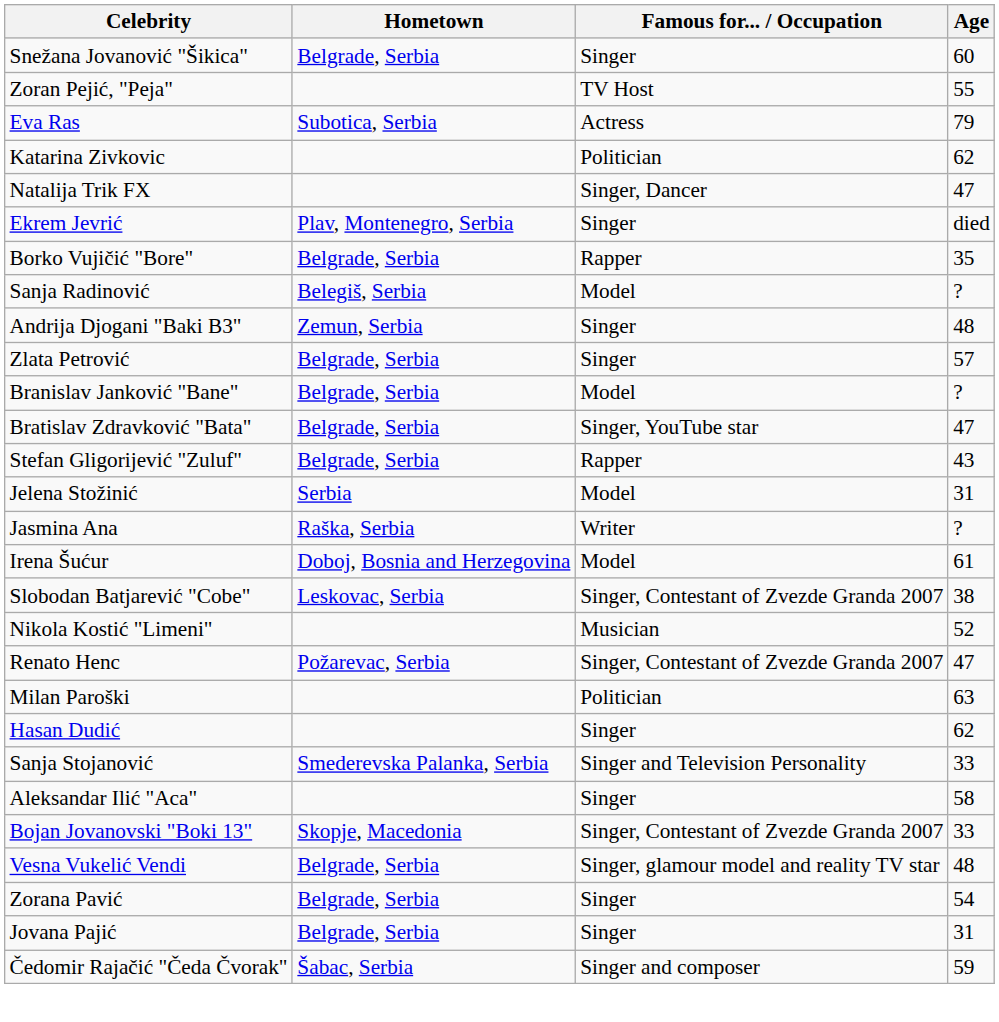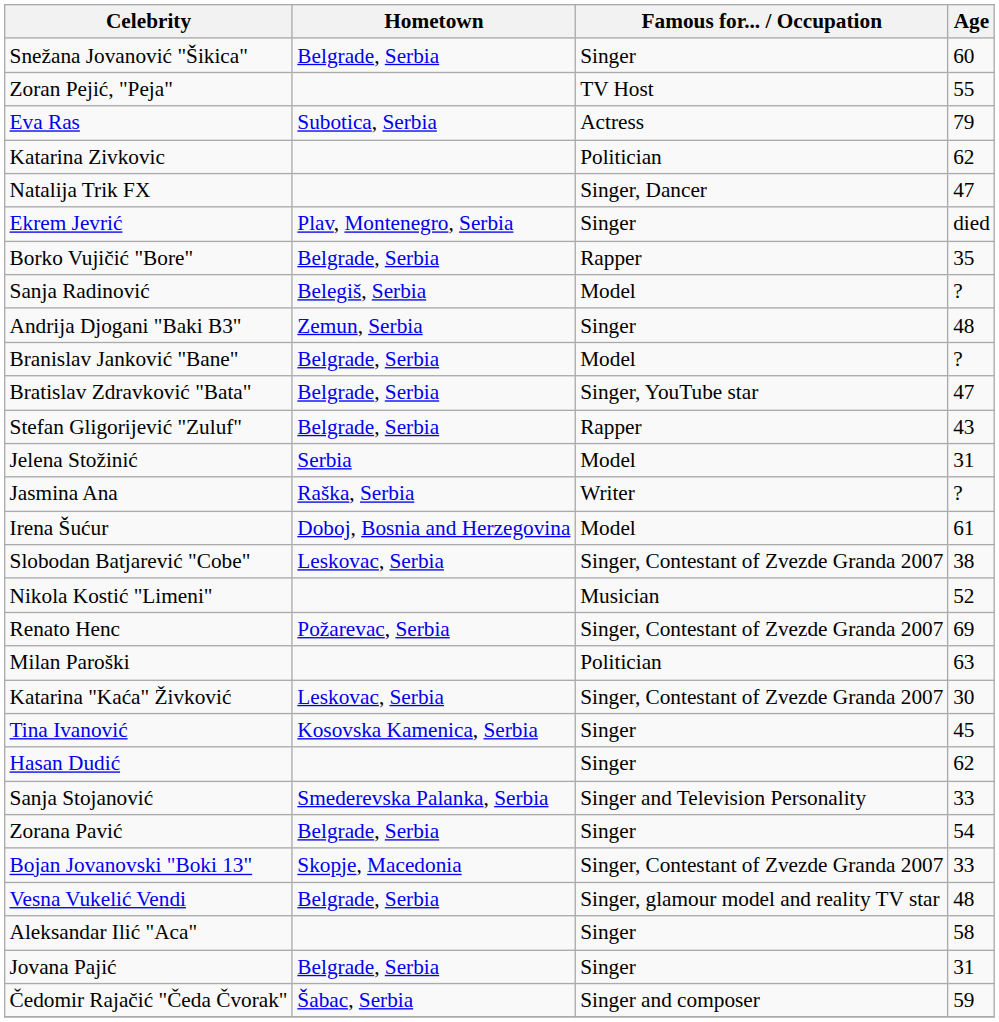- row: (70, 358)
(964, 662) 47 -> (964, 628) 69
+ row: (120, 696)
+ row: (69, 730)
rows swapped: (103, 797) <-> (66, 898)
